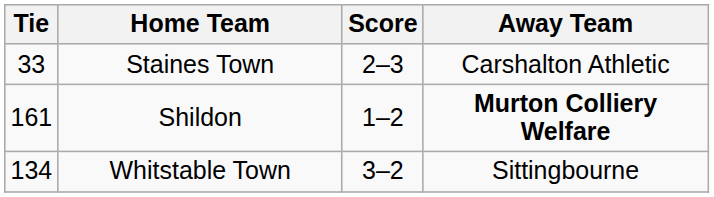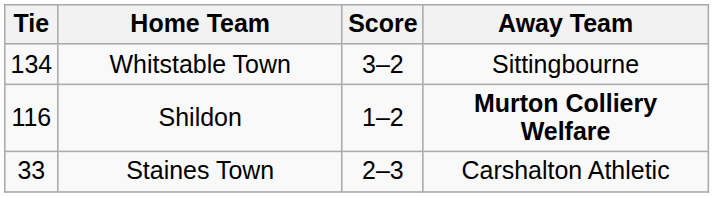rows swapped: (200, 63) <-> (200, 171)
(31, 117) 161 -> (31, 117) 116
